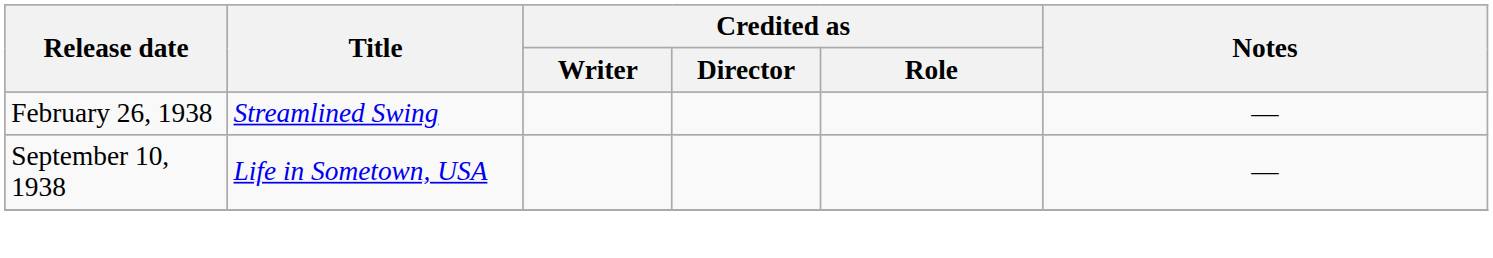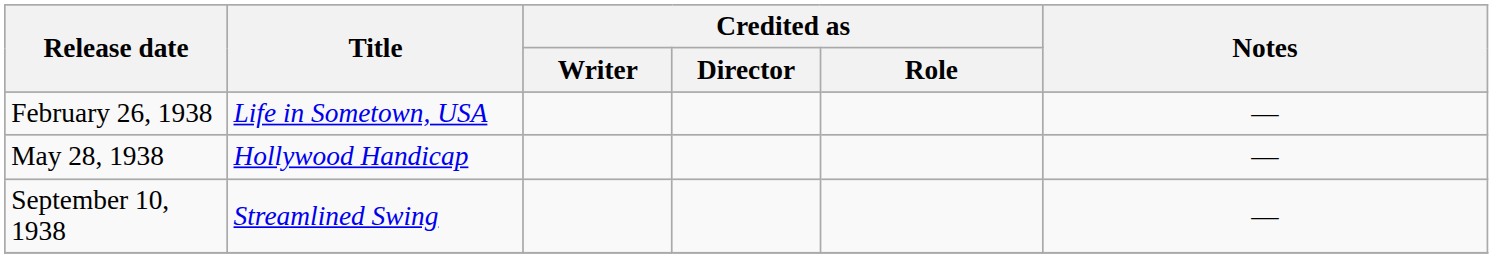(336, 112) Streamlined Swing -> (360, 112) Life in Sometown, USA
+ row: (88, 156)
(360, 171) Life in Sometown, USA -> (336, 215) Streamlined Swing
